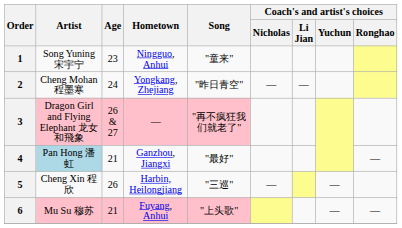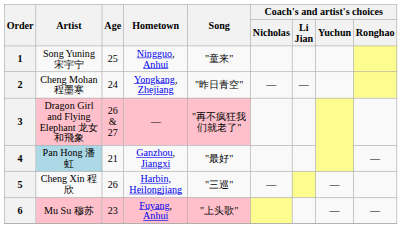(113, 59) 23 -> (113, 59) 25
(113, 211) 21 -> (113, 211) 23
